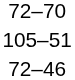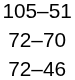rows swapped: (37, 11) <-> (37, 40)
